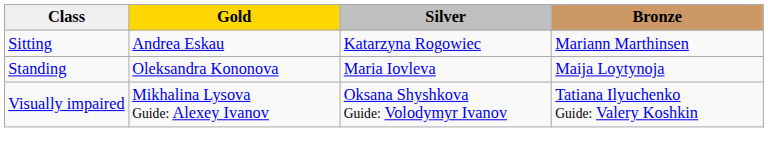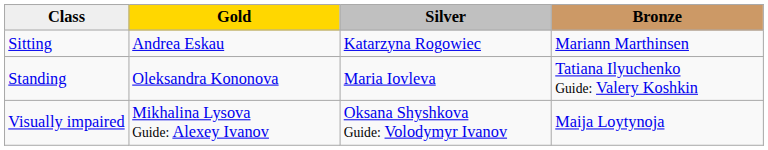(610, 69) Maija Loytynoja -> (627, 78) Tatiana Ilyuchenko Guide: Valery Koshkin
(627, 104) Tatiana Ilyuchenko Guide: Valery Koshkin -> (610, 122) Maija Loytynoja
